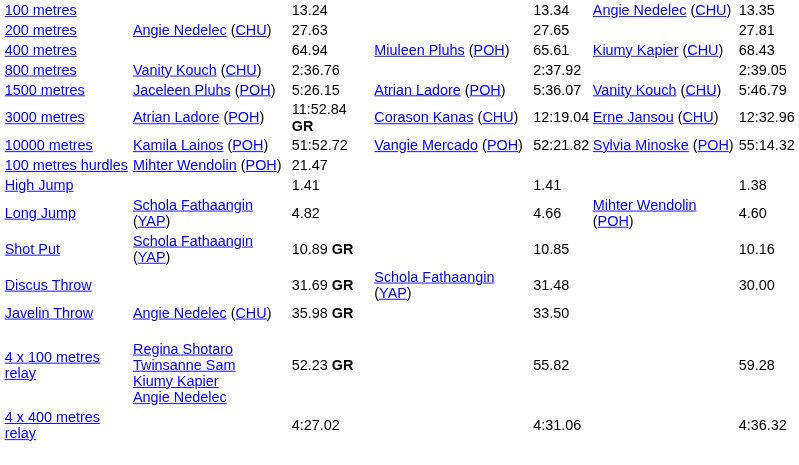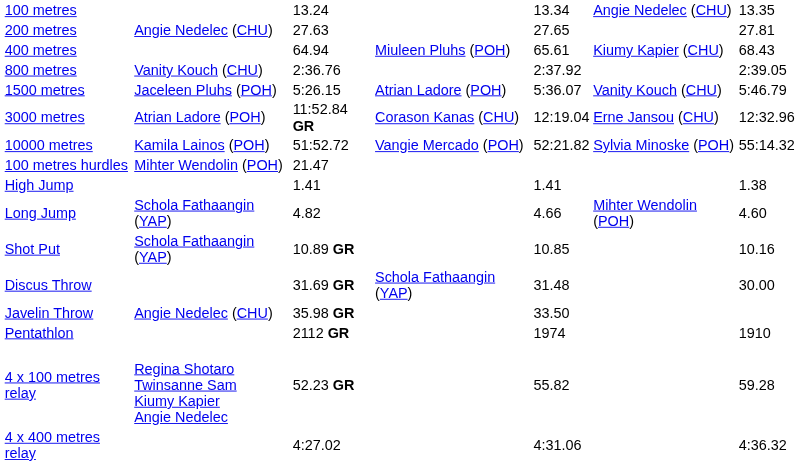+ row: (39, 333)
